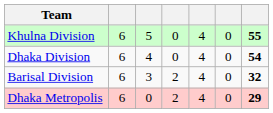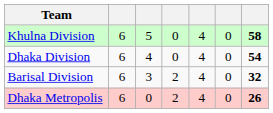(255, 35) 55 -> (255, 35) 58
(255, 98) 29 -> (255, 98) 26
